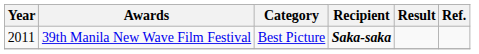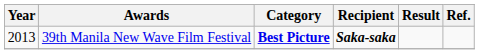(21, 37) 2011 -> (22, 37) 2013
(291, 37) normal -> (294, 37) bold
